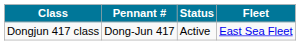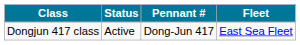columns swapped: (139, 13) <-> (197, 13)
